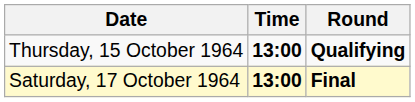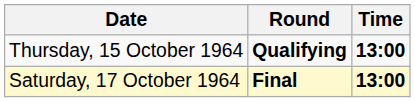columns swapped: (277, 19) <-> (358, 19)
